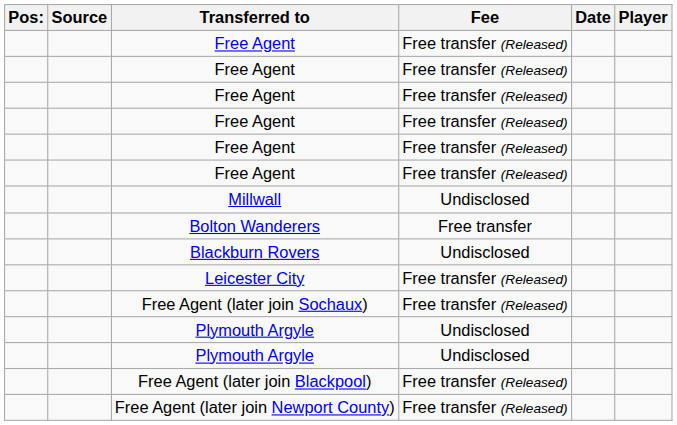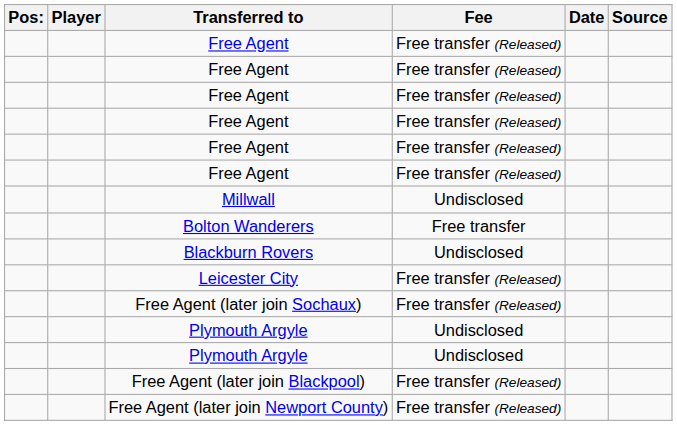columns swapped: (643, 18) <-> (79, 18)
